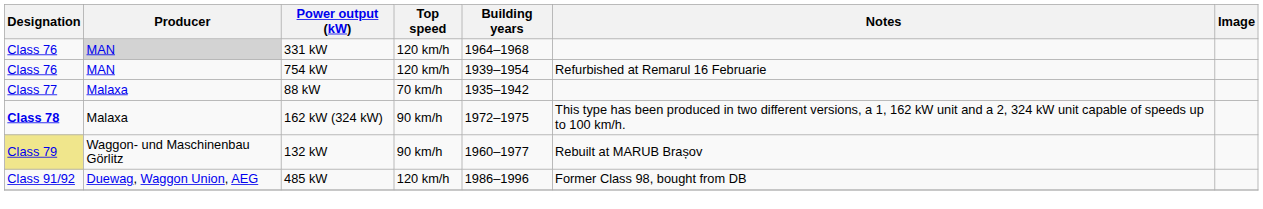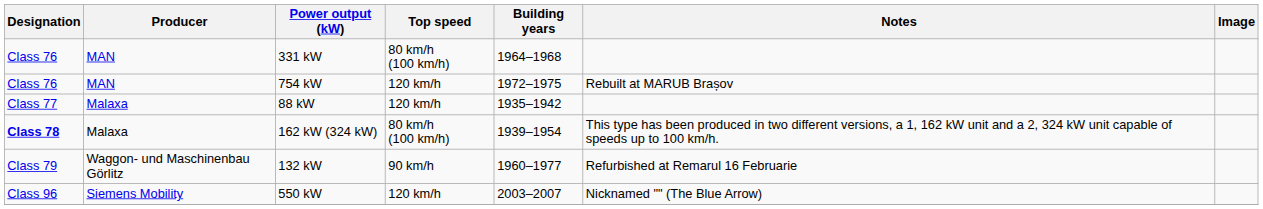(101, 49) lightgrey background -> (101, 56) no background
(423, 49) 120 km/h -> (419, 56) 80 km/h (100 km/h)
(497, 69) 1939–1954 -> (529, 84) 1972–1975
(661, 69) Refurbished at Remarul 16 Februarie -> (659, 84) Rebuilt at MARUB Brașov
(420, 89) 70 km/h -> (415, 104) 120 km/h
(420, 117) 90 km/h -> (419, 131) 80 km/h (100 km/h)
(497, 117) 1972–1975 -> (529, 131) 1939–1954
(32, 152) khaki background -> (32, 166) no background
(629, 152) Rebuilt at MARUB Brașov -> (691, 166) Refurbished at Remarul 16 Februarie
- row: (306, 179)
+ row: (300, 194)
